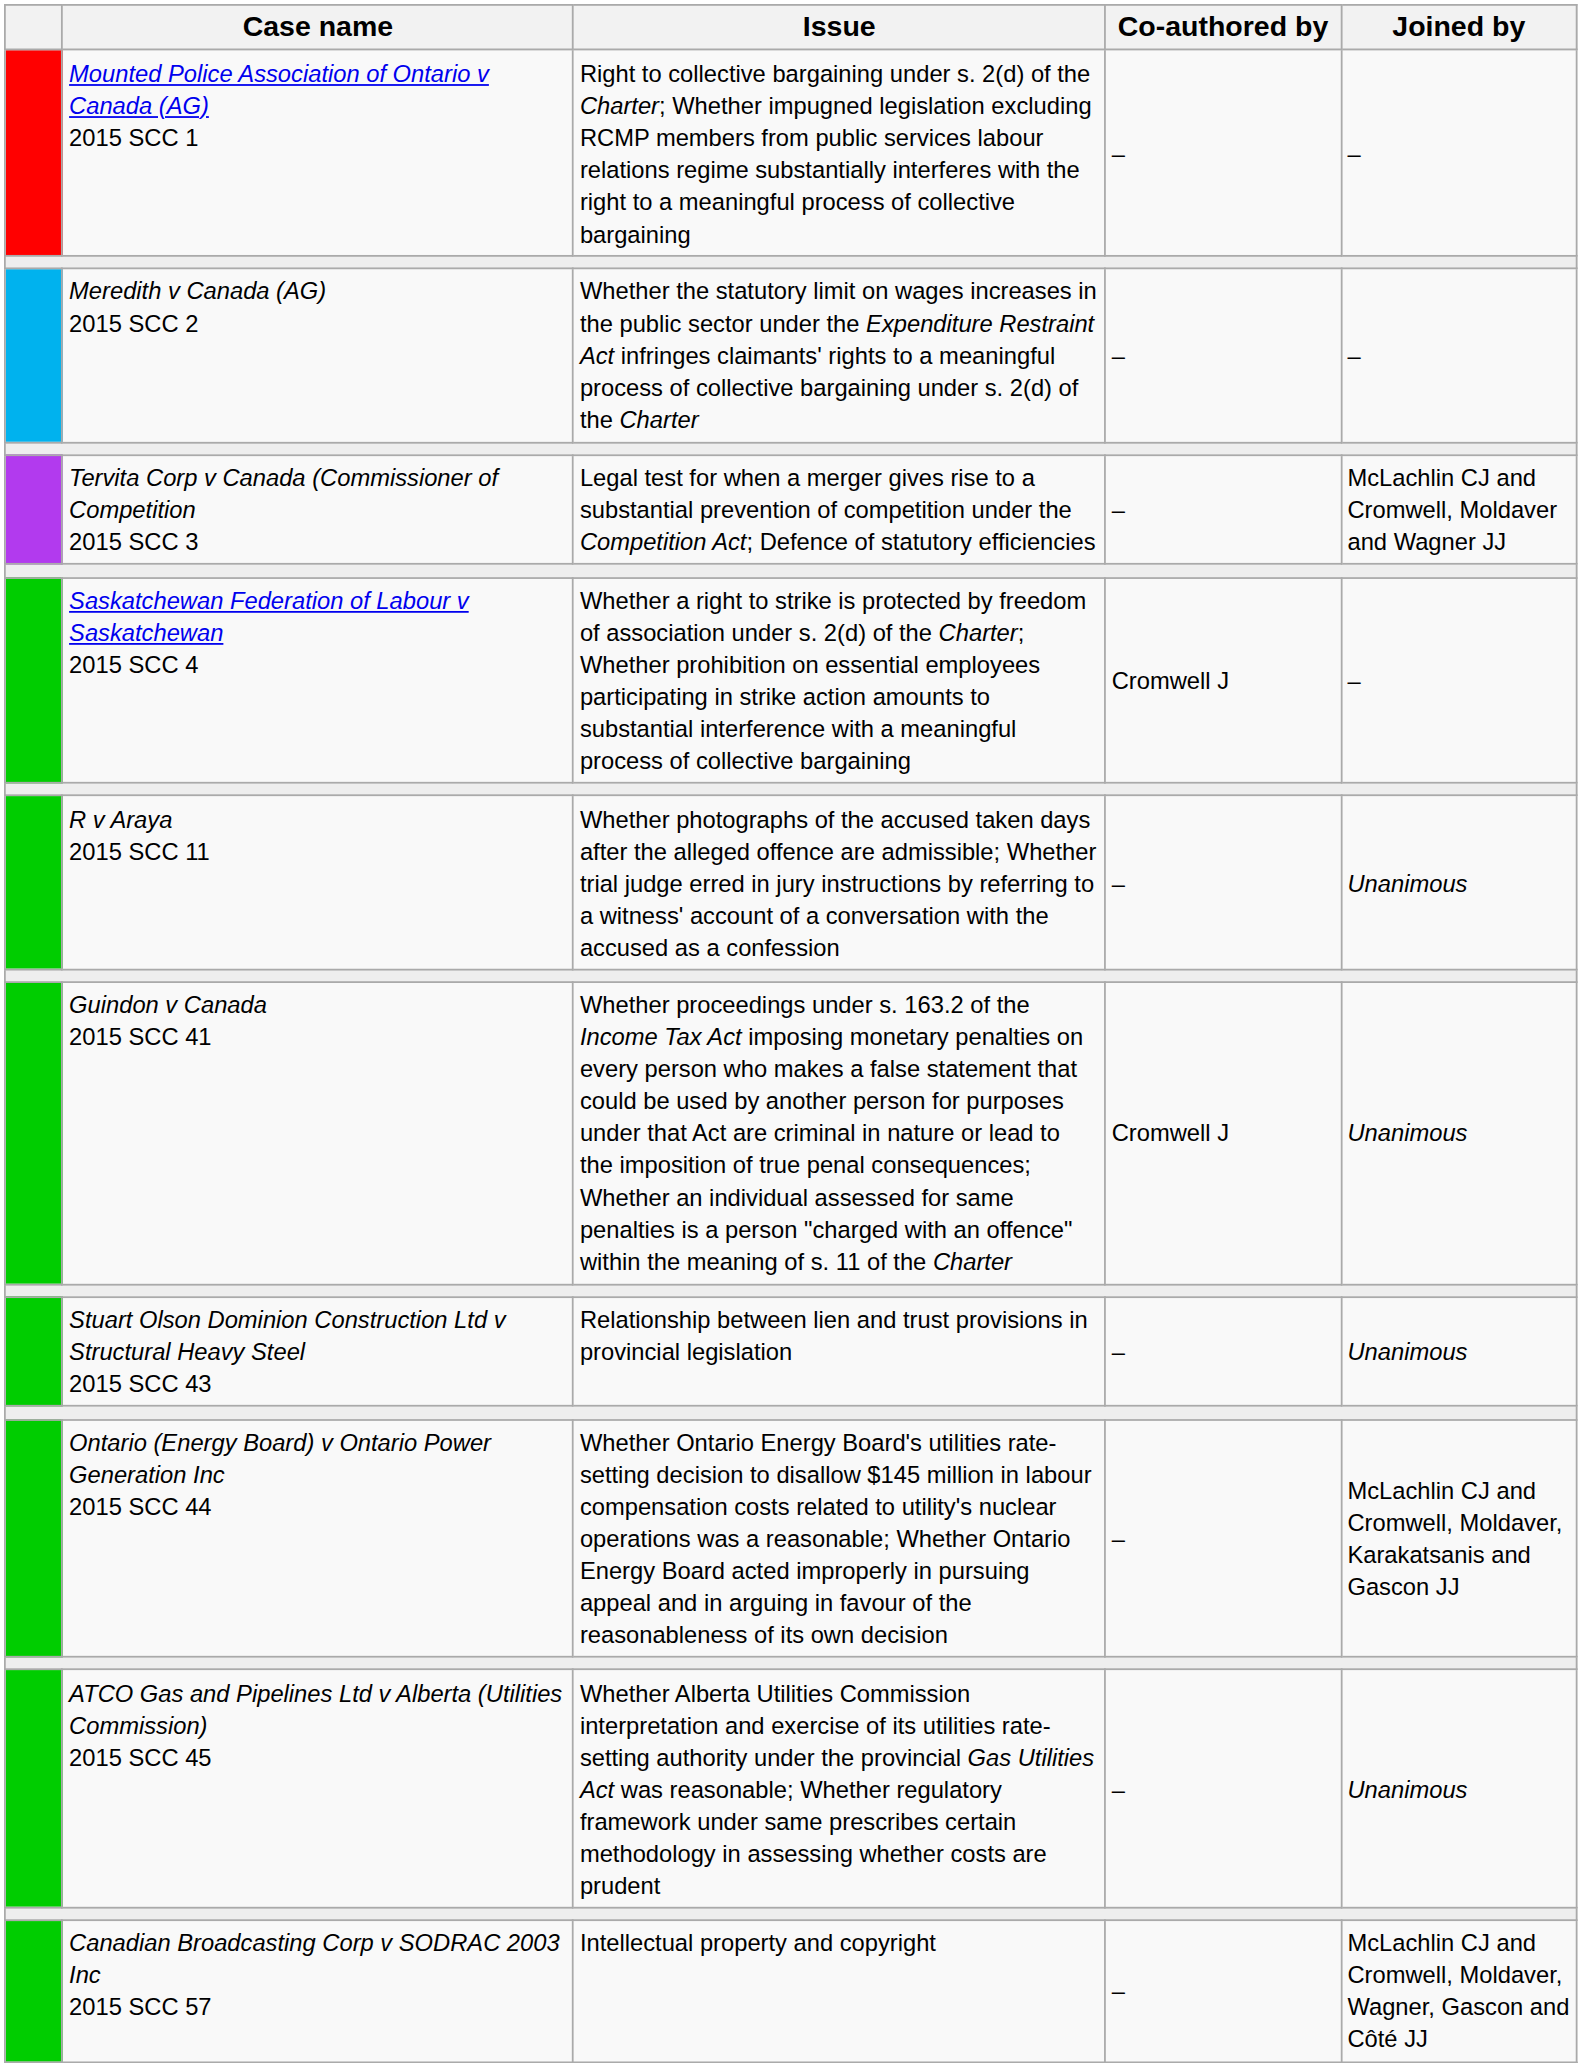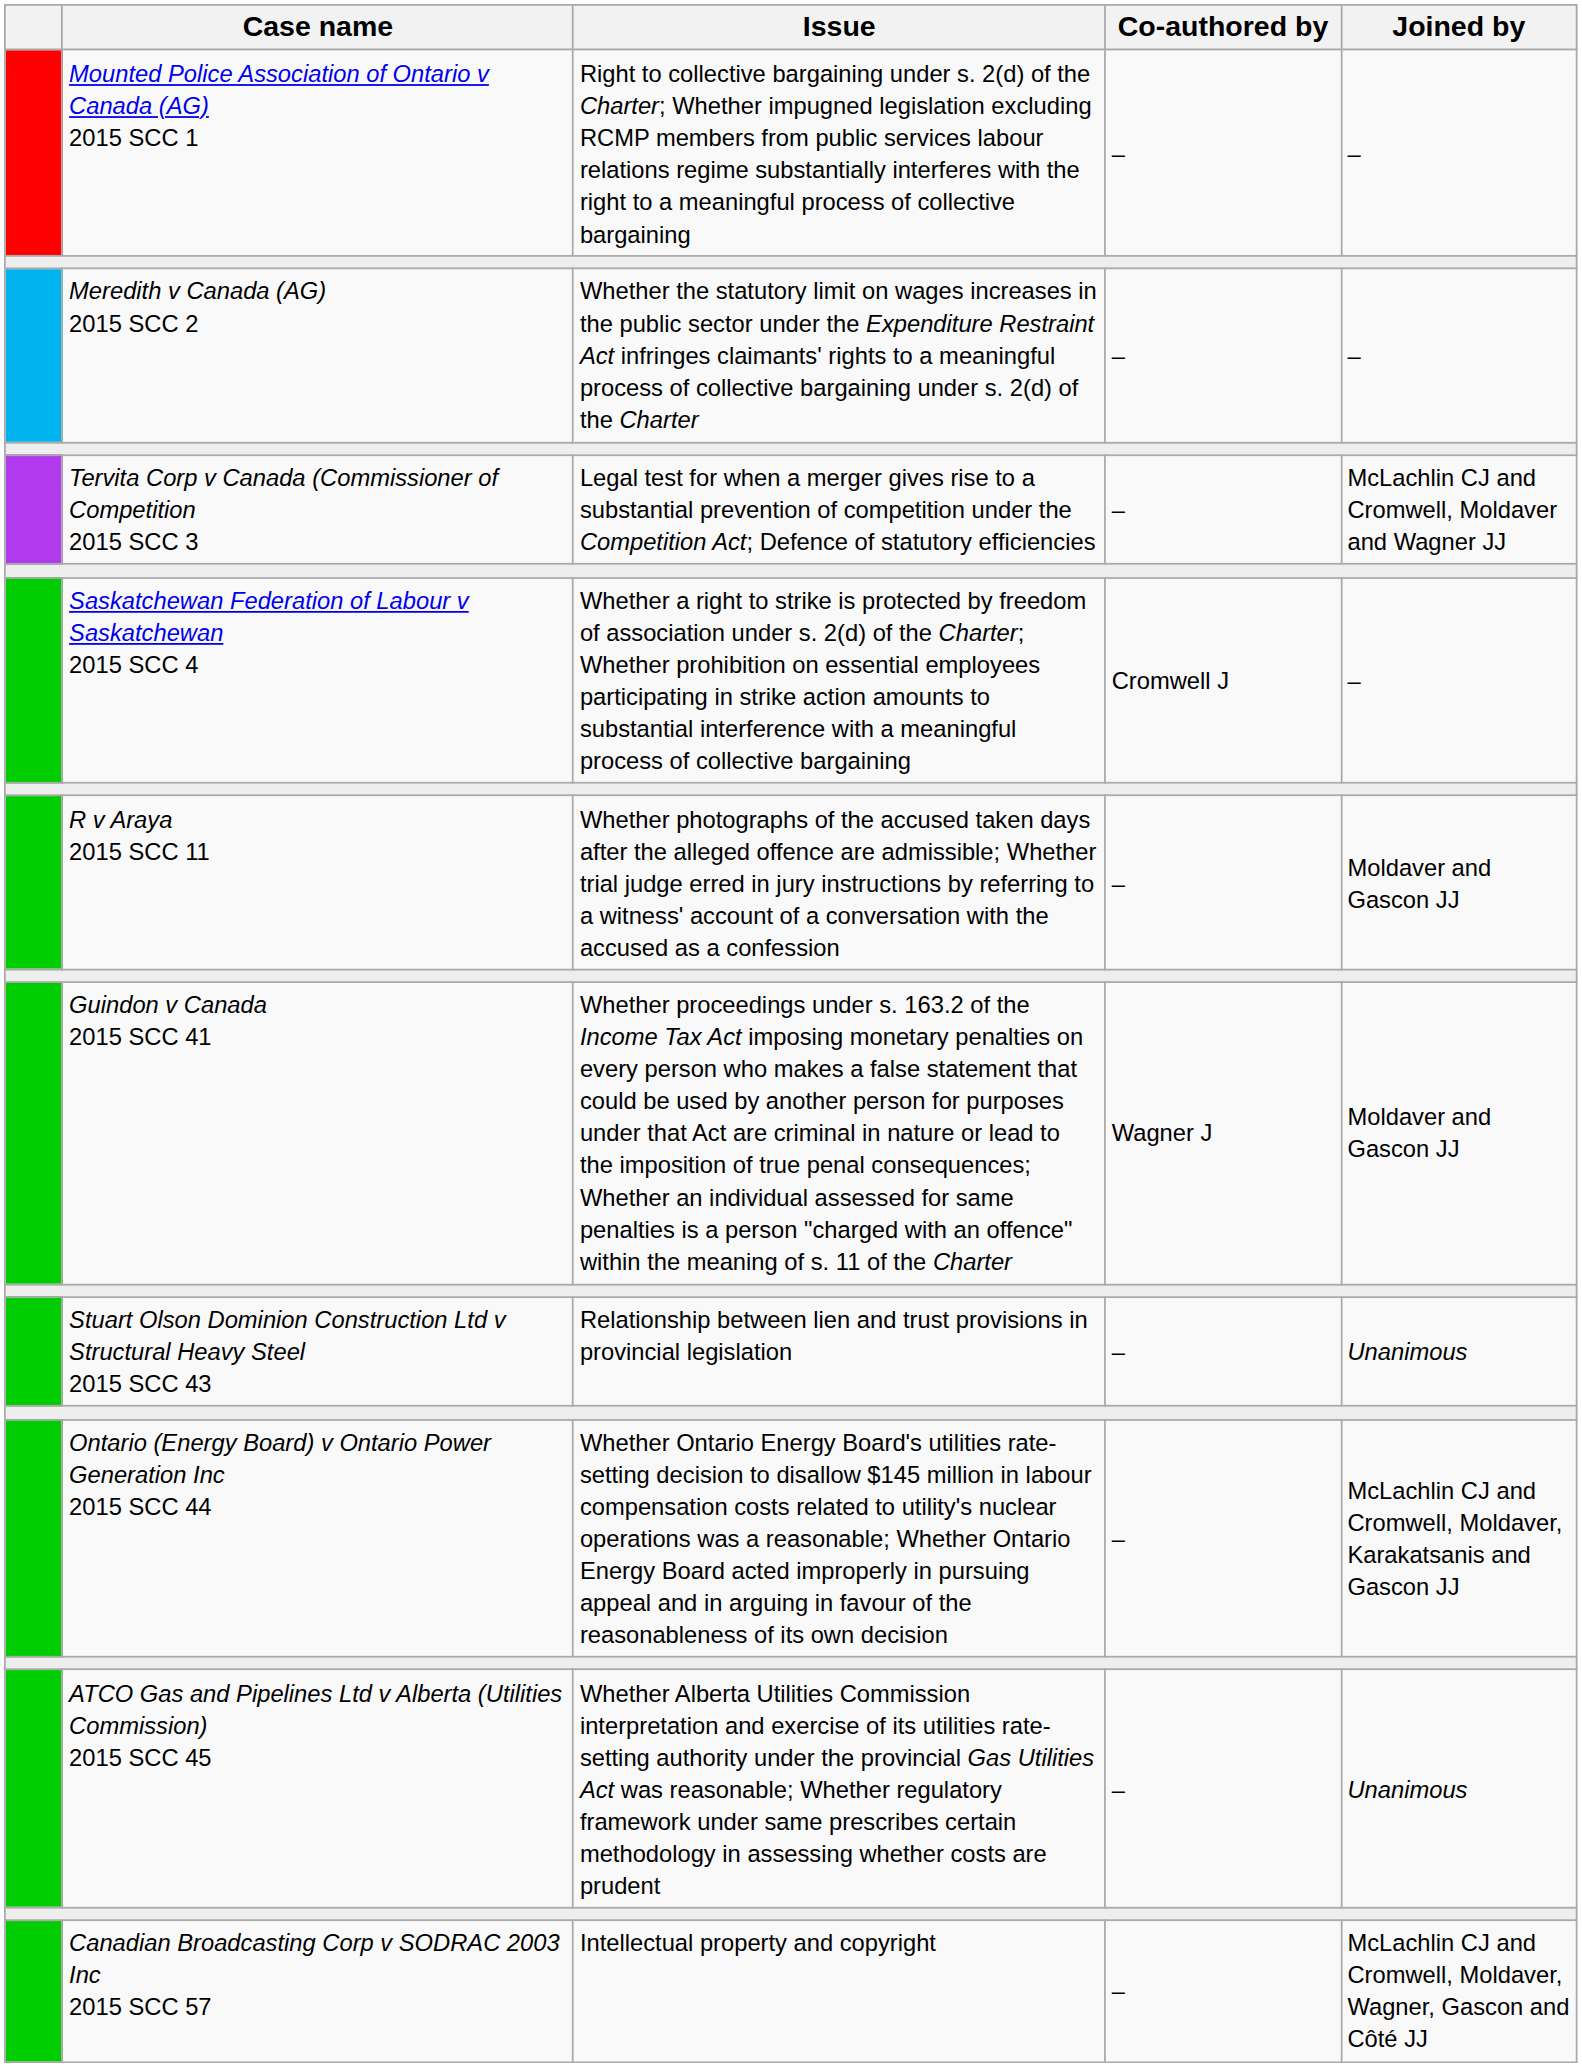(1407, 883) Unanimous -> (1419, 883) Moldaver and Gascon JJ
(1170, 1134) Cromwell J -> (1162, 1134) Wagner J
(1407, 1134) Unanimous -> (1419, 1134) Moldaver and Gascon JJ
